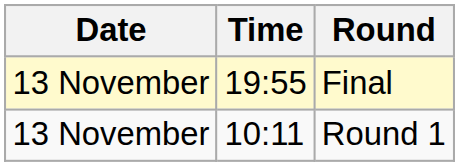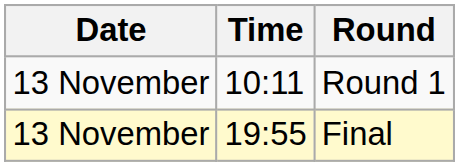rows swapped: (384, 134) <-> (357, 82)
